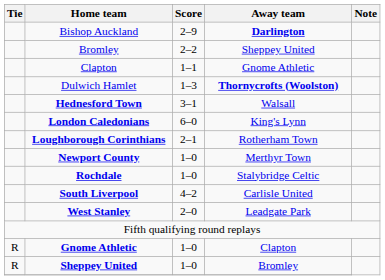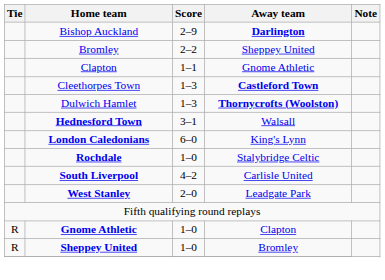+ row: (99, 85)
- row: (99, 139)
- row: (99, 157)
